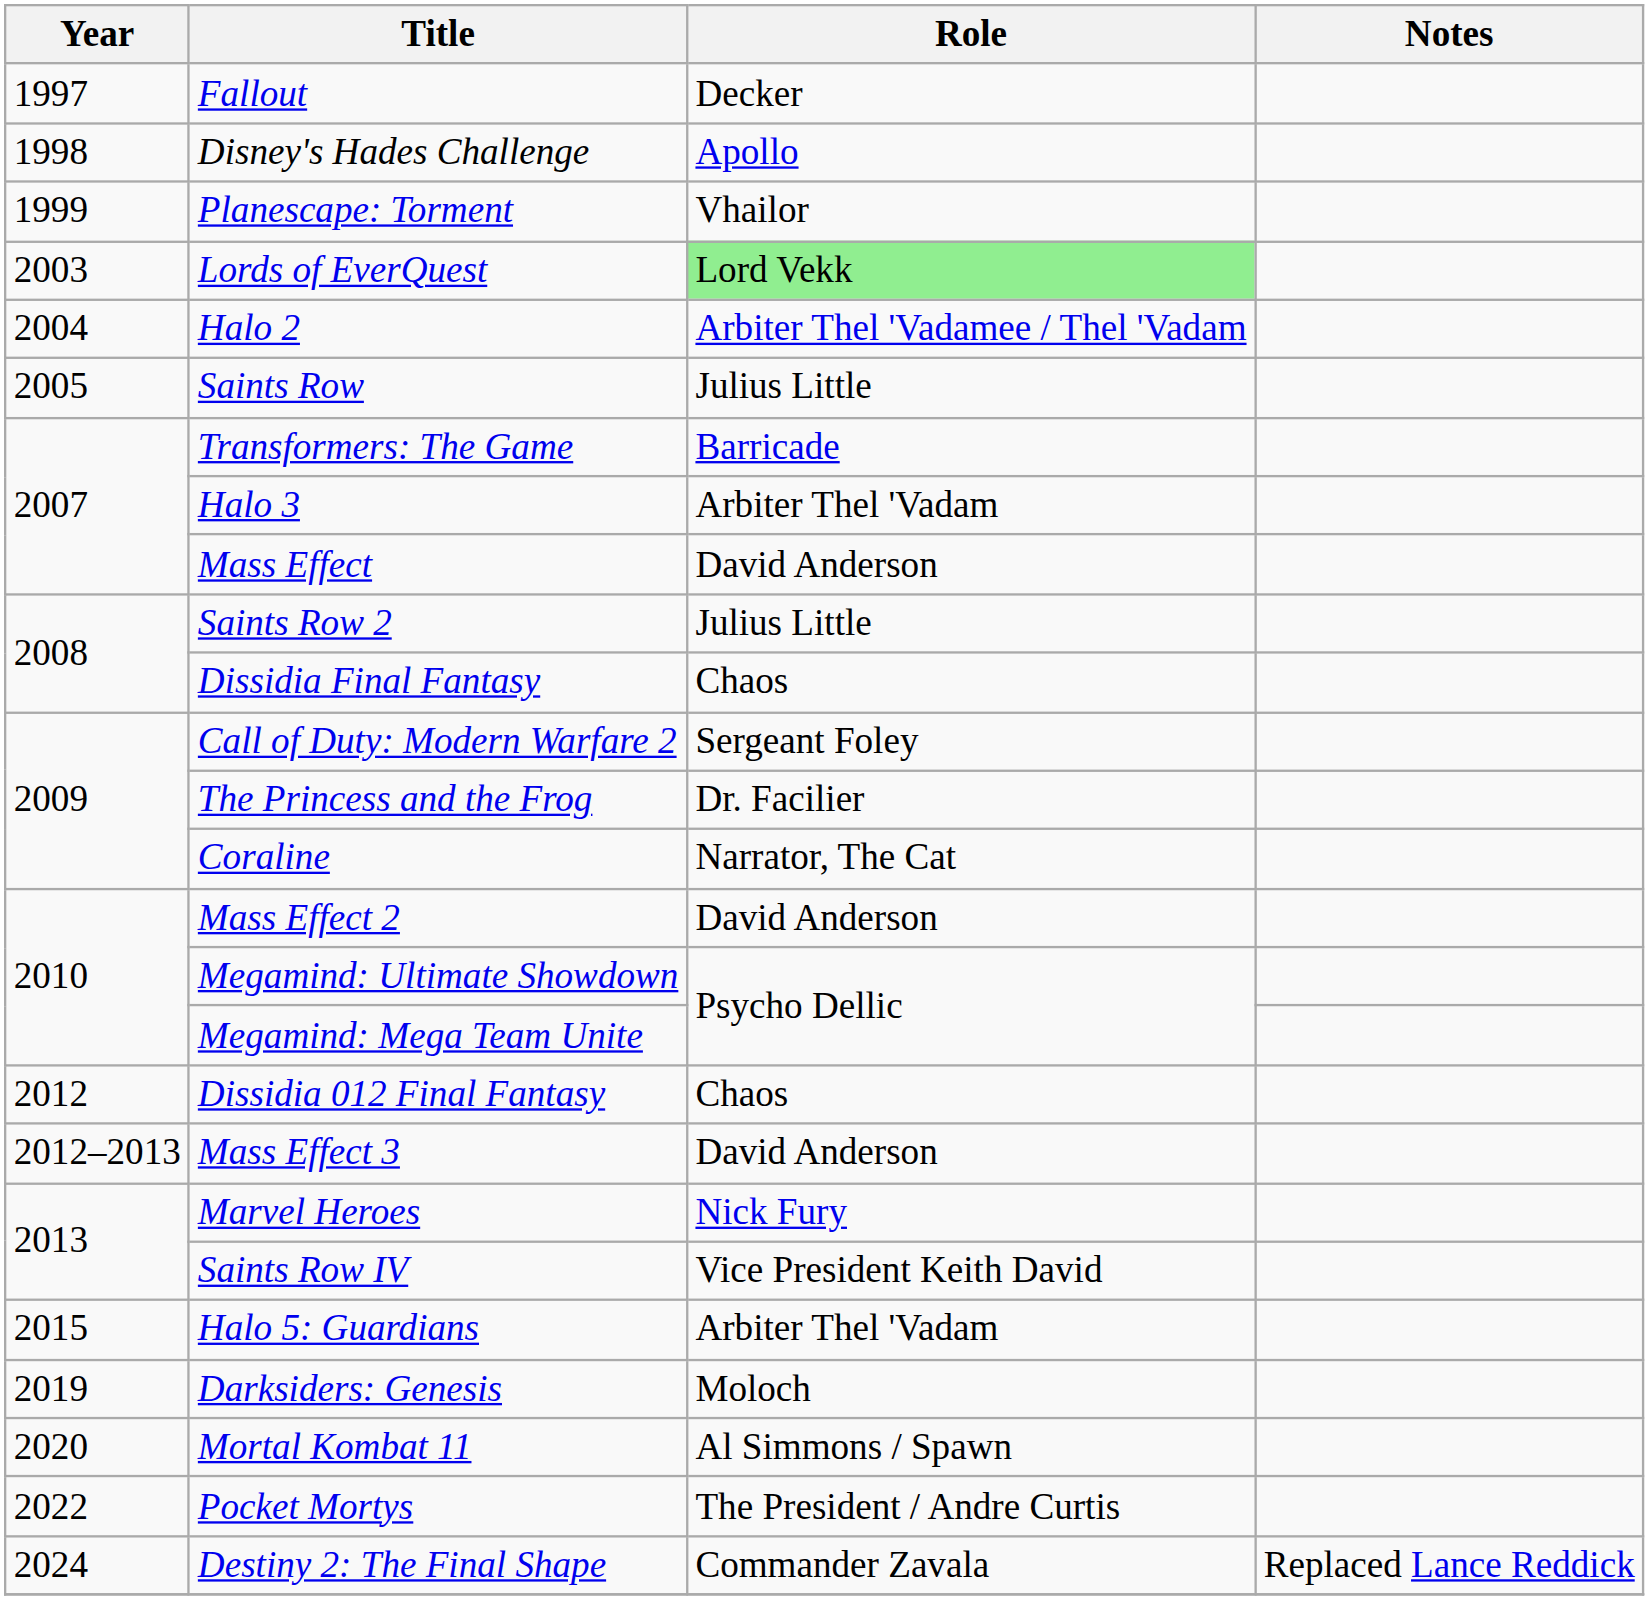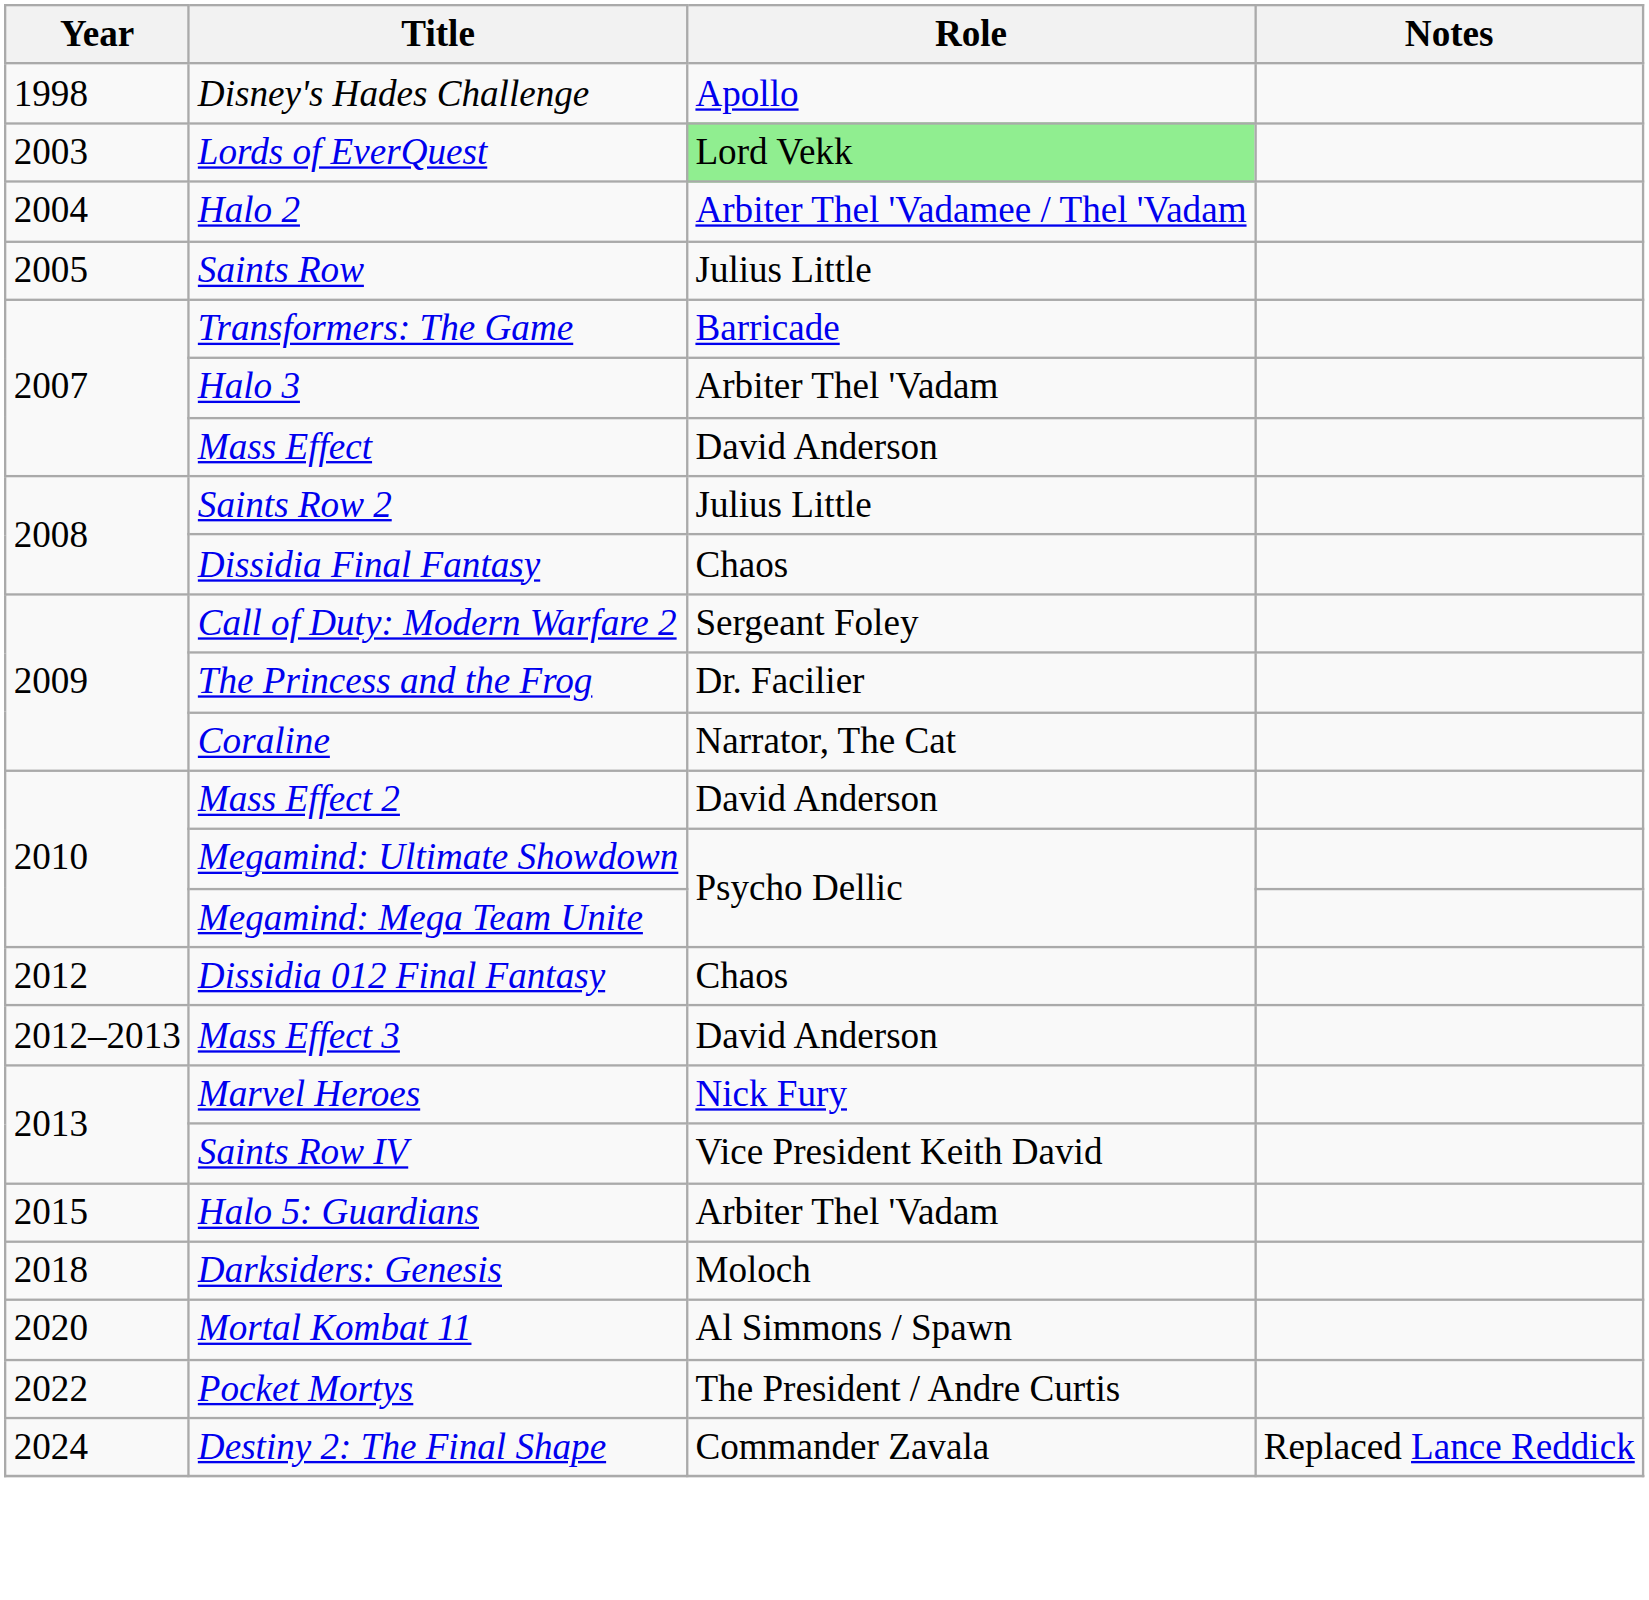- row: (253, 92)
- row: (355, 210)
(51, 1387) 2019 -> (51, 1270) 2018
